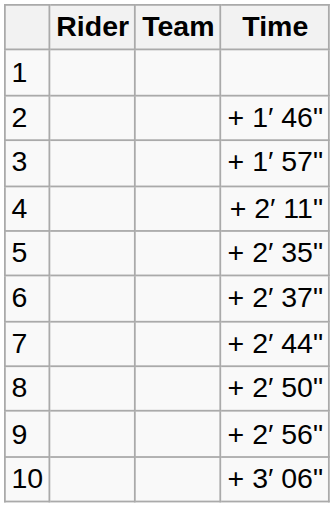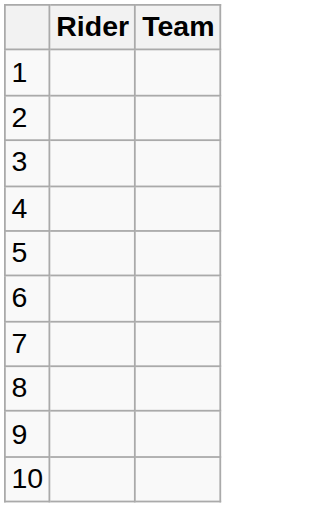- column: (275, 27)
